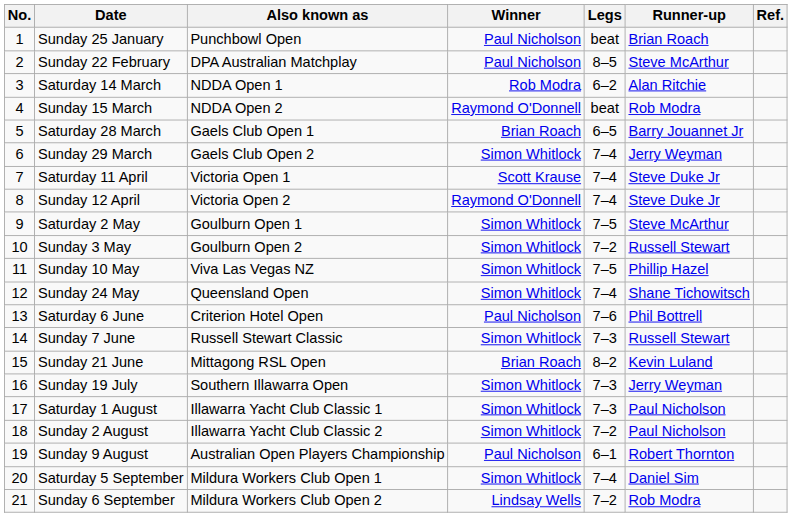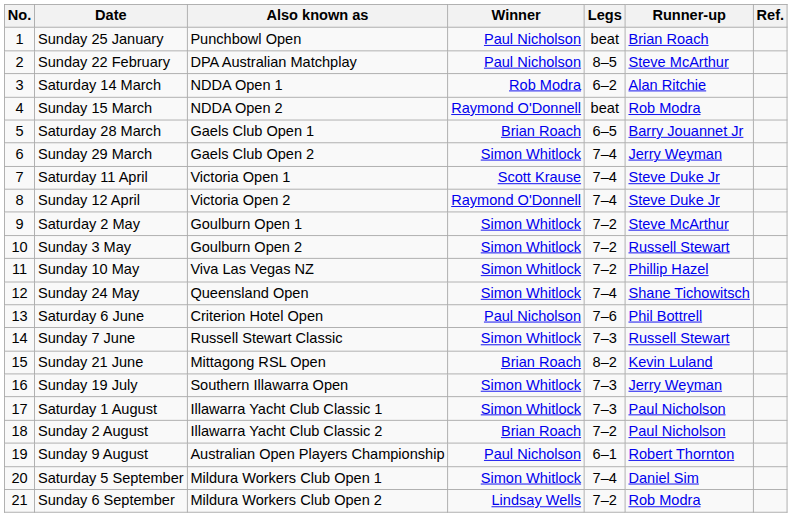(605, 223) 7–5 -> (605, 223) 7–2
(605, 270) 7–5 -> (605, 270) 7–2
(531, 431) Simon Whitlock -> (541, 431) Brian Roach
